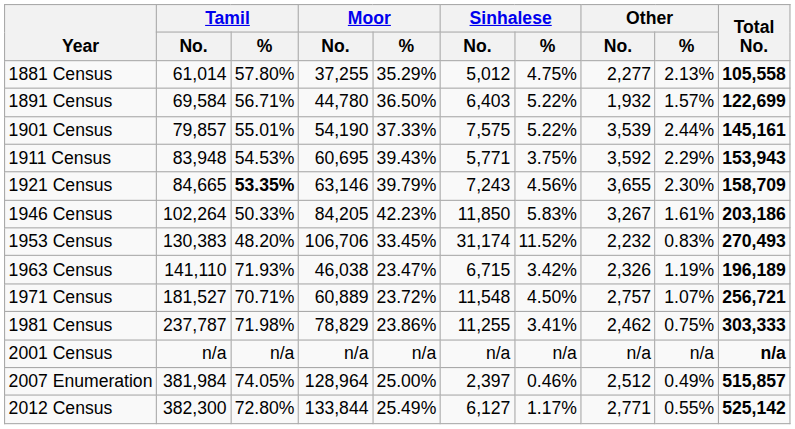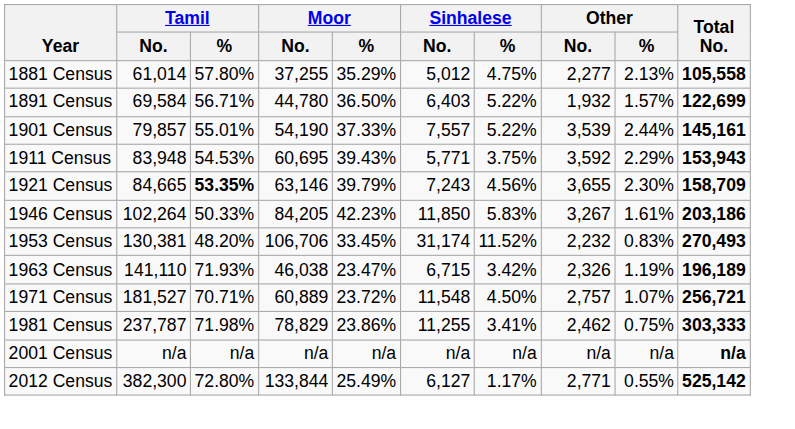(488, 130) 7,575 -> (448, 130) 7,557
(195, 241) 130,383 -> (155, 241) 130,381
- row: (81, 381)
